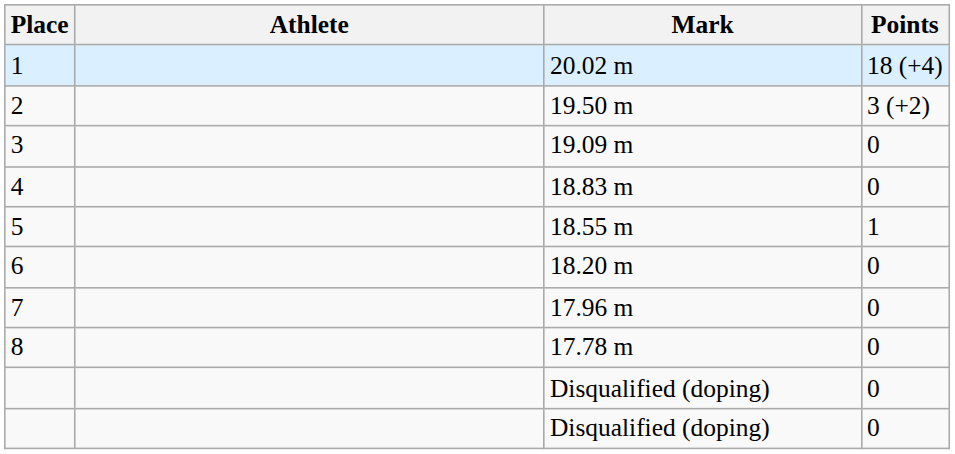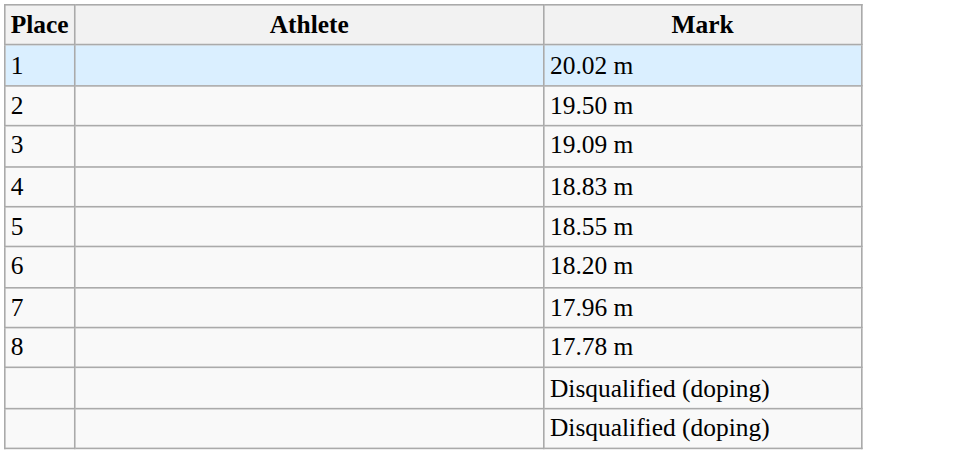- column: (905, 24)
